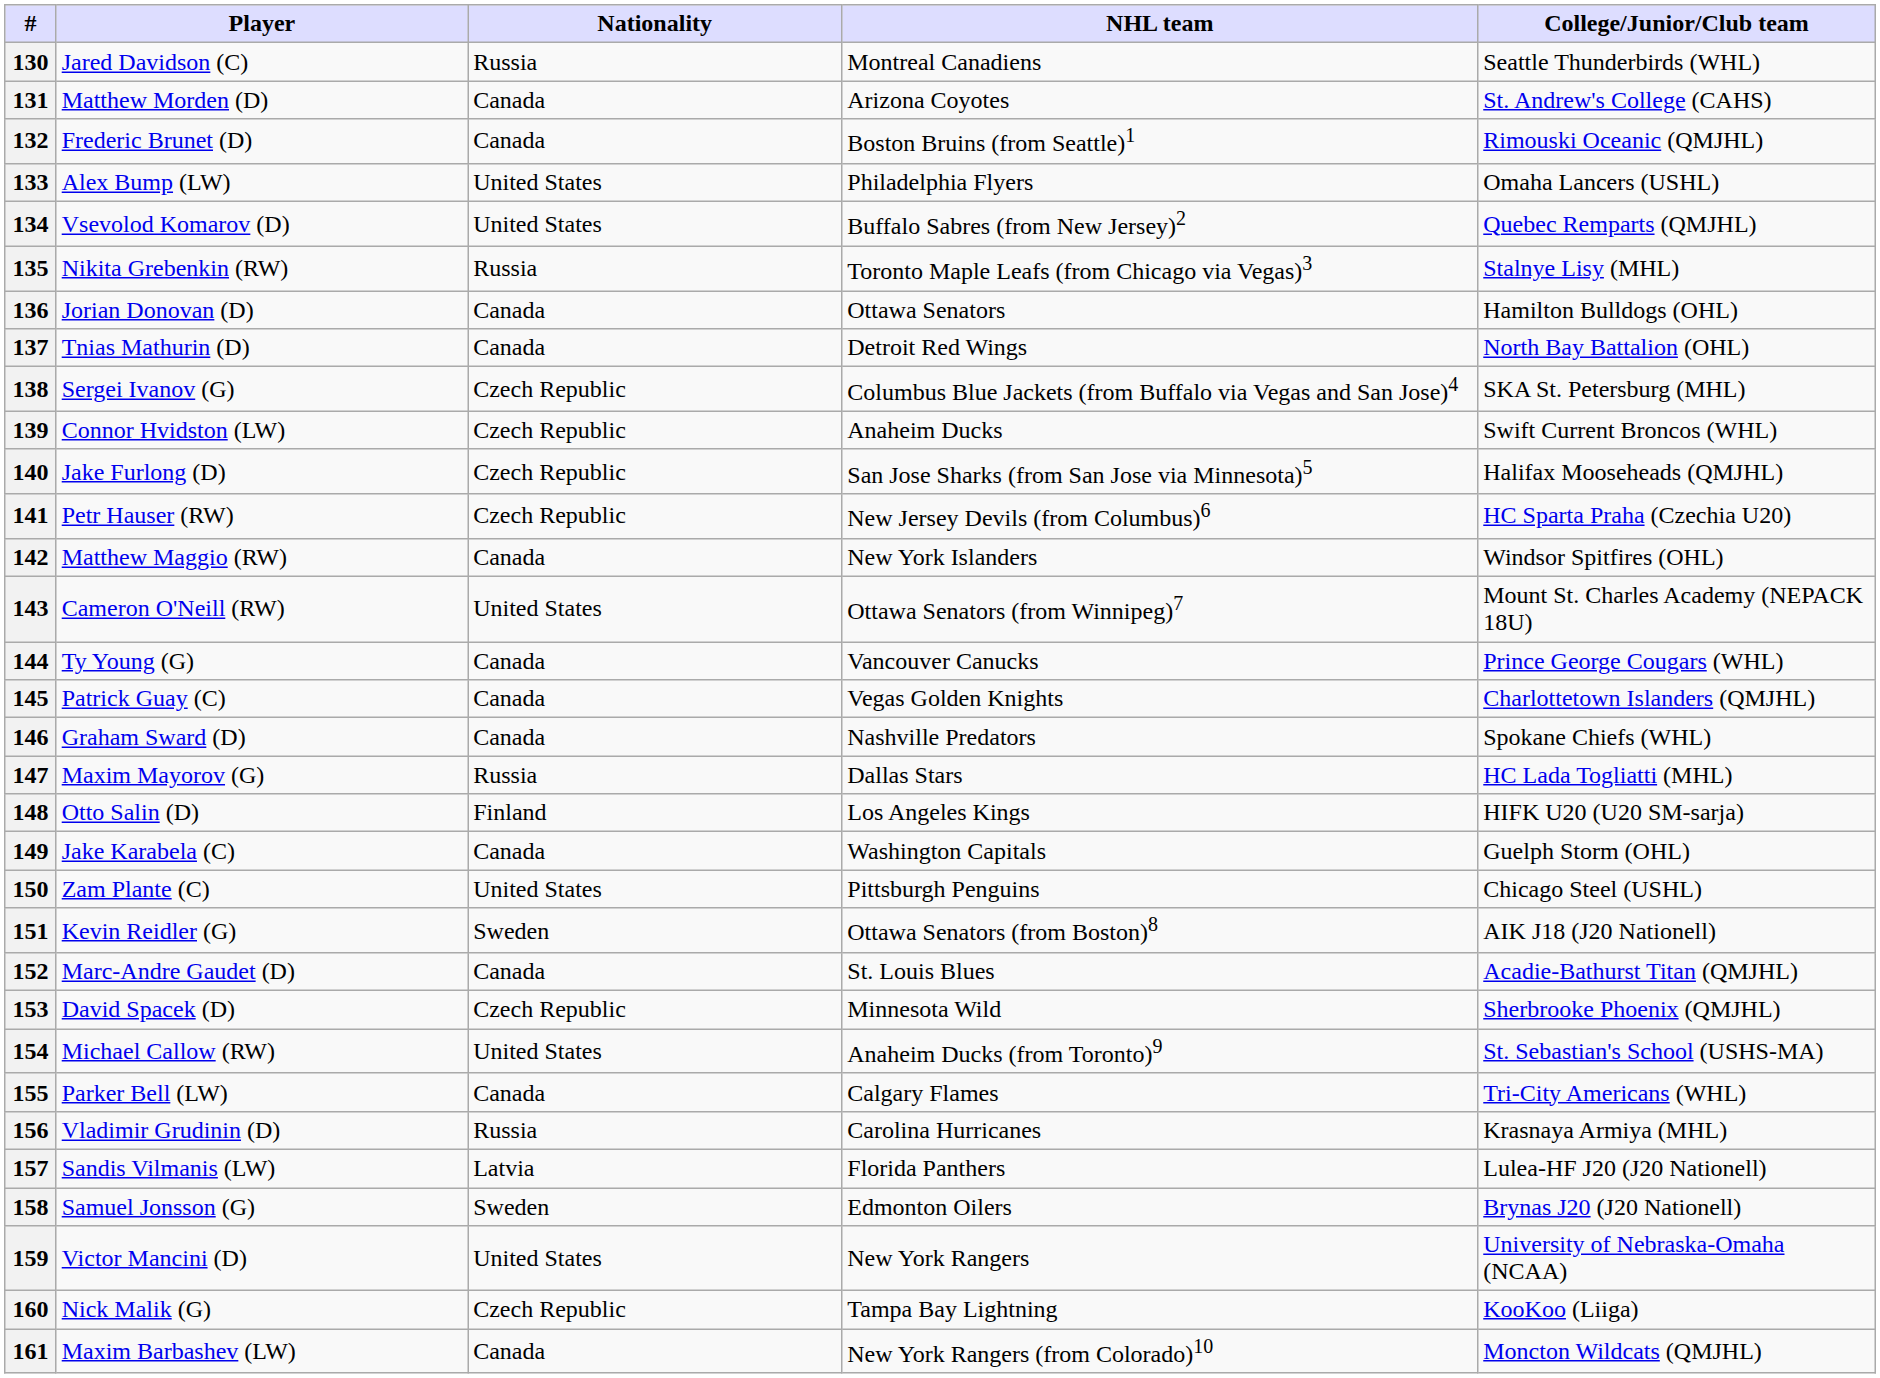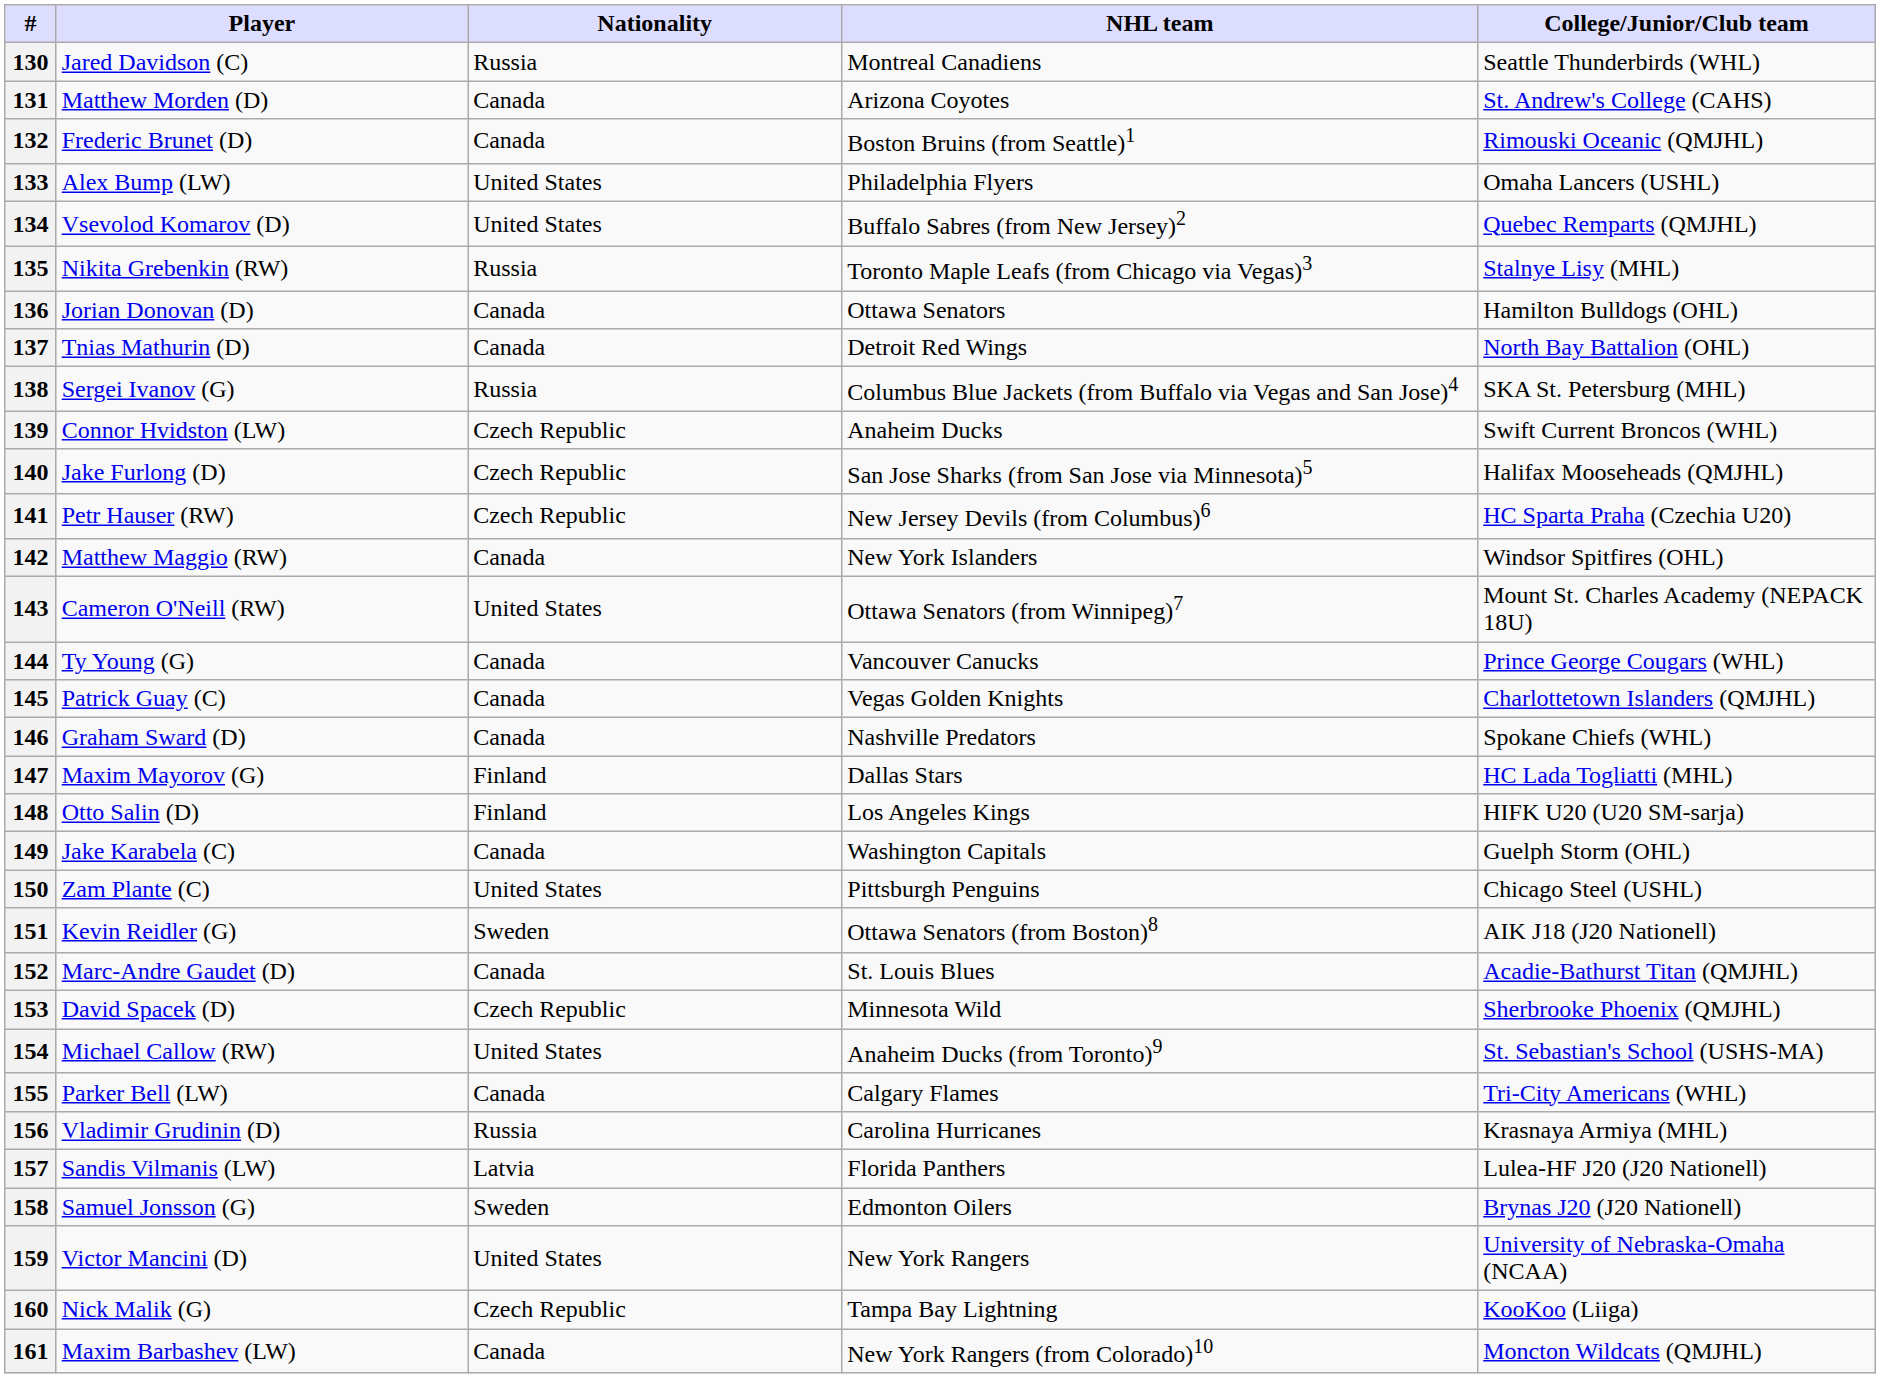(550, 388) Czech Republic -> (505, 388) Russia
(505, 774) Russia -> (510, 774) Finland
